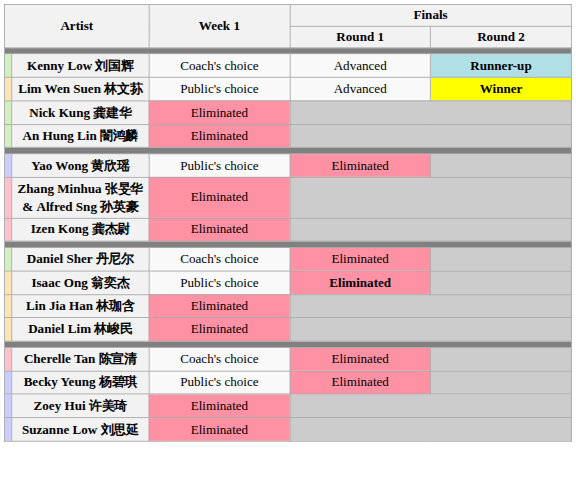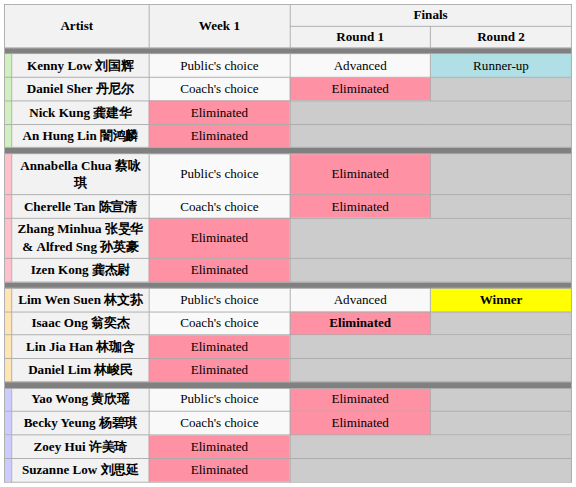(219, 65) Coach's choice -> (219, 65) Public's choice
(501, 65) bold -> (501, 65) normal
rows swapped: (80, 259) <-> (80, 89)
+ row: (80, 174)
rows swapped: (80, 359) <-> (80, 165)
(219, 283) Public's choice -> (219, 323) Coach's choice
(219, 382) Public's choice -> (219, 423) Coach's choice
